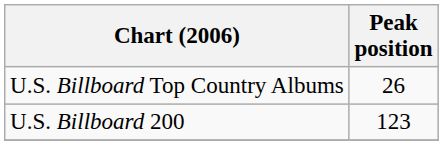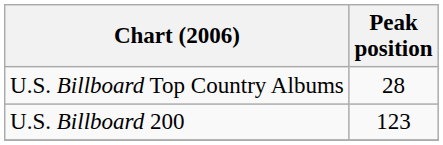(394, 85) 26 -> (394, 85) 28
